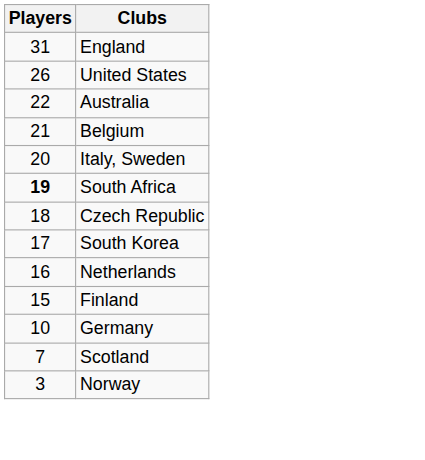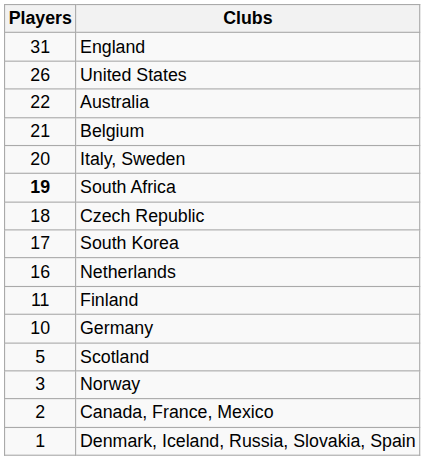(40, 300) 15 -> (40, 300) 11
(40, 356) 7 -> (40, 356) 5
+ row: (177, 412)
+ row: (248, 441)
